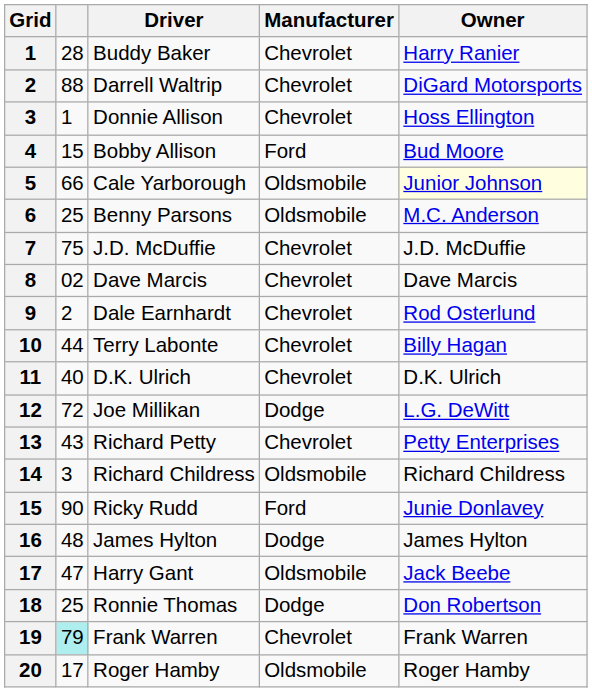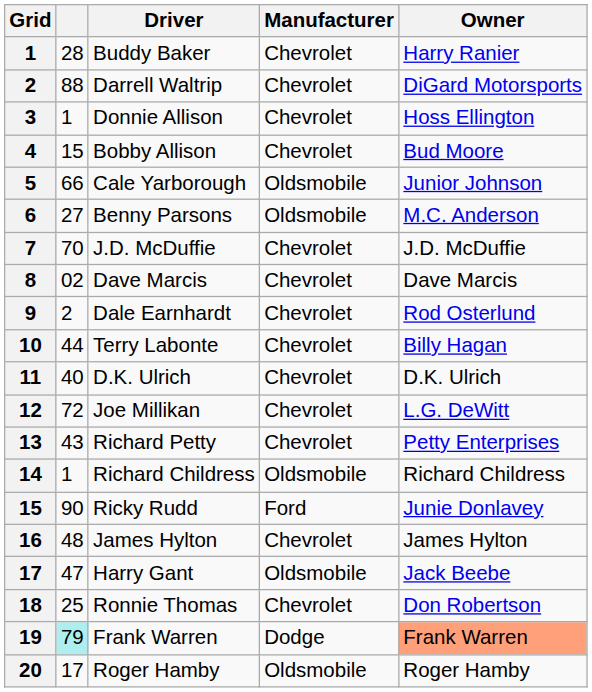(285, 150) Ford -> (308, 150) Chevrolet
(473, 183) lightyellow background -> (473, 183) no background
(72, 215) 25 -> (72, 215) 27
(72, 248) 75 -> (72, 248) 70
(294, 410) Dodge -> (308, 410) Chevrolet
(67, 475) 3 -> (67, 475) 1
(294, 540) Dodge -> (308, 540) Chevrolet
(294, 605) Dodge -> (308, 605) Chevrolet
(308, 637) Chevrolet -> (294, 637) Dodge
(466, 637) no background -> (466, 637) lightsalmon background
